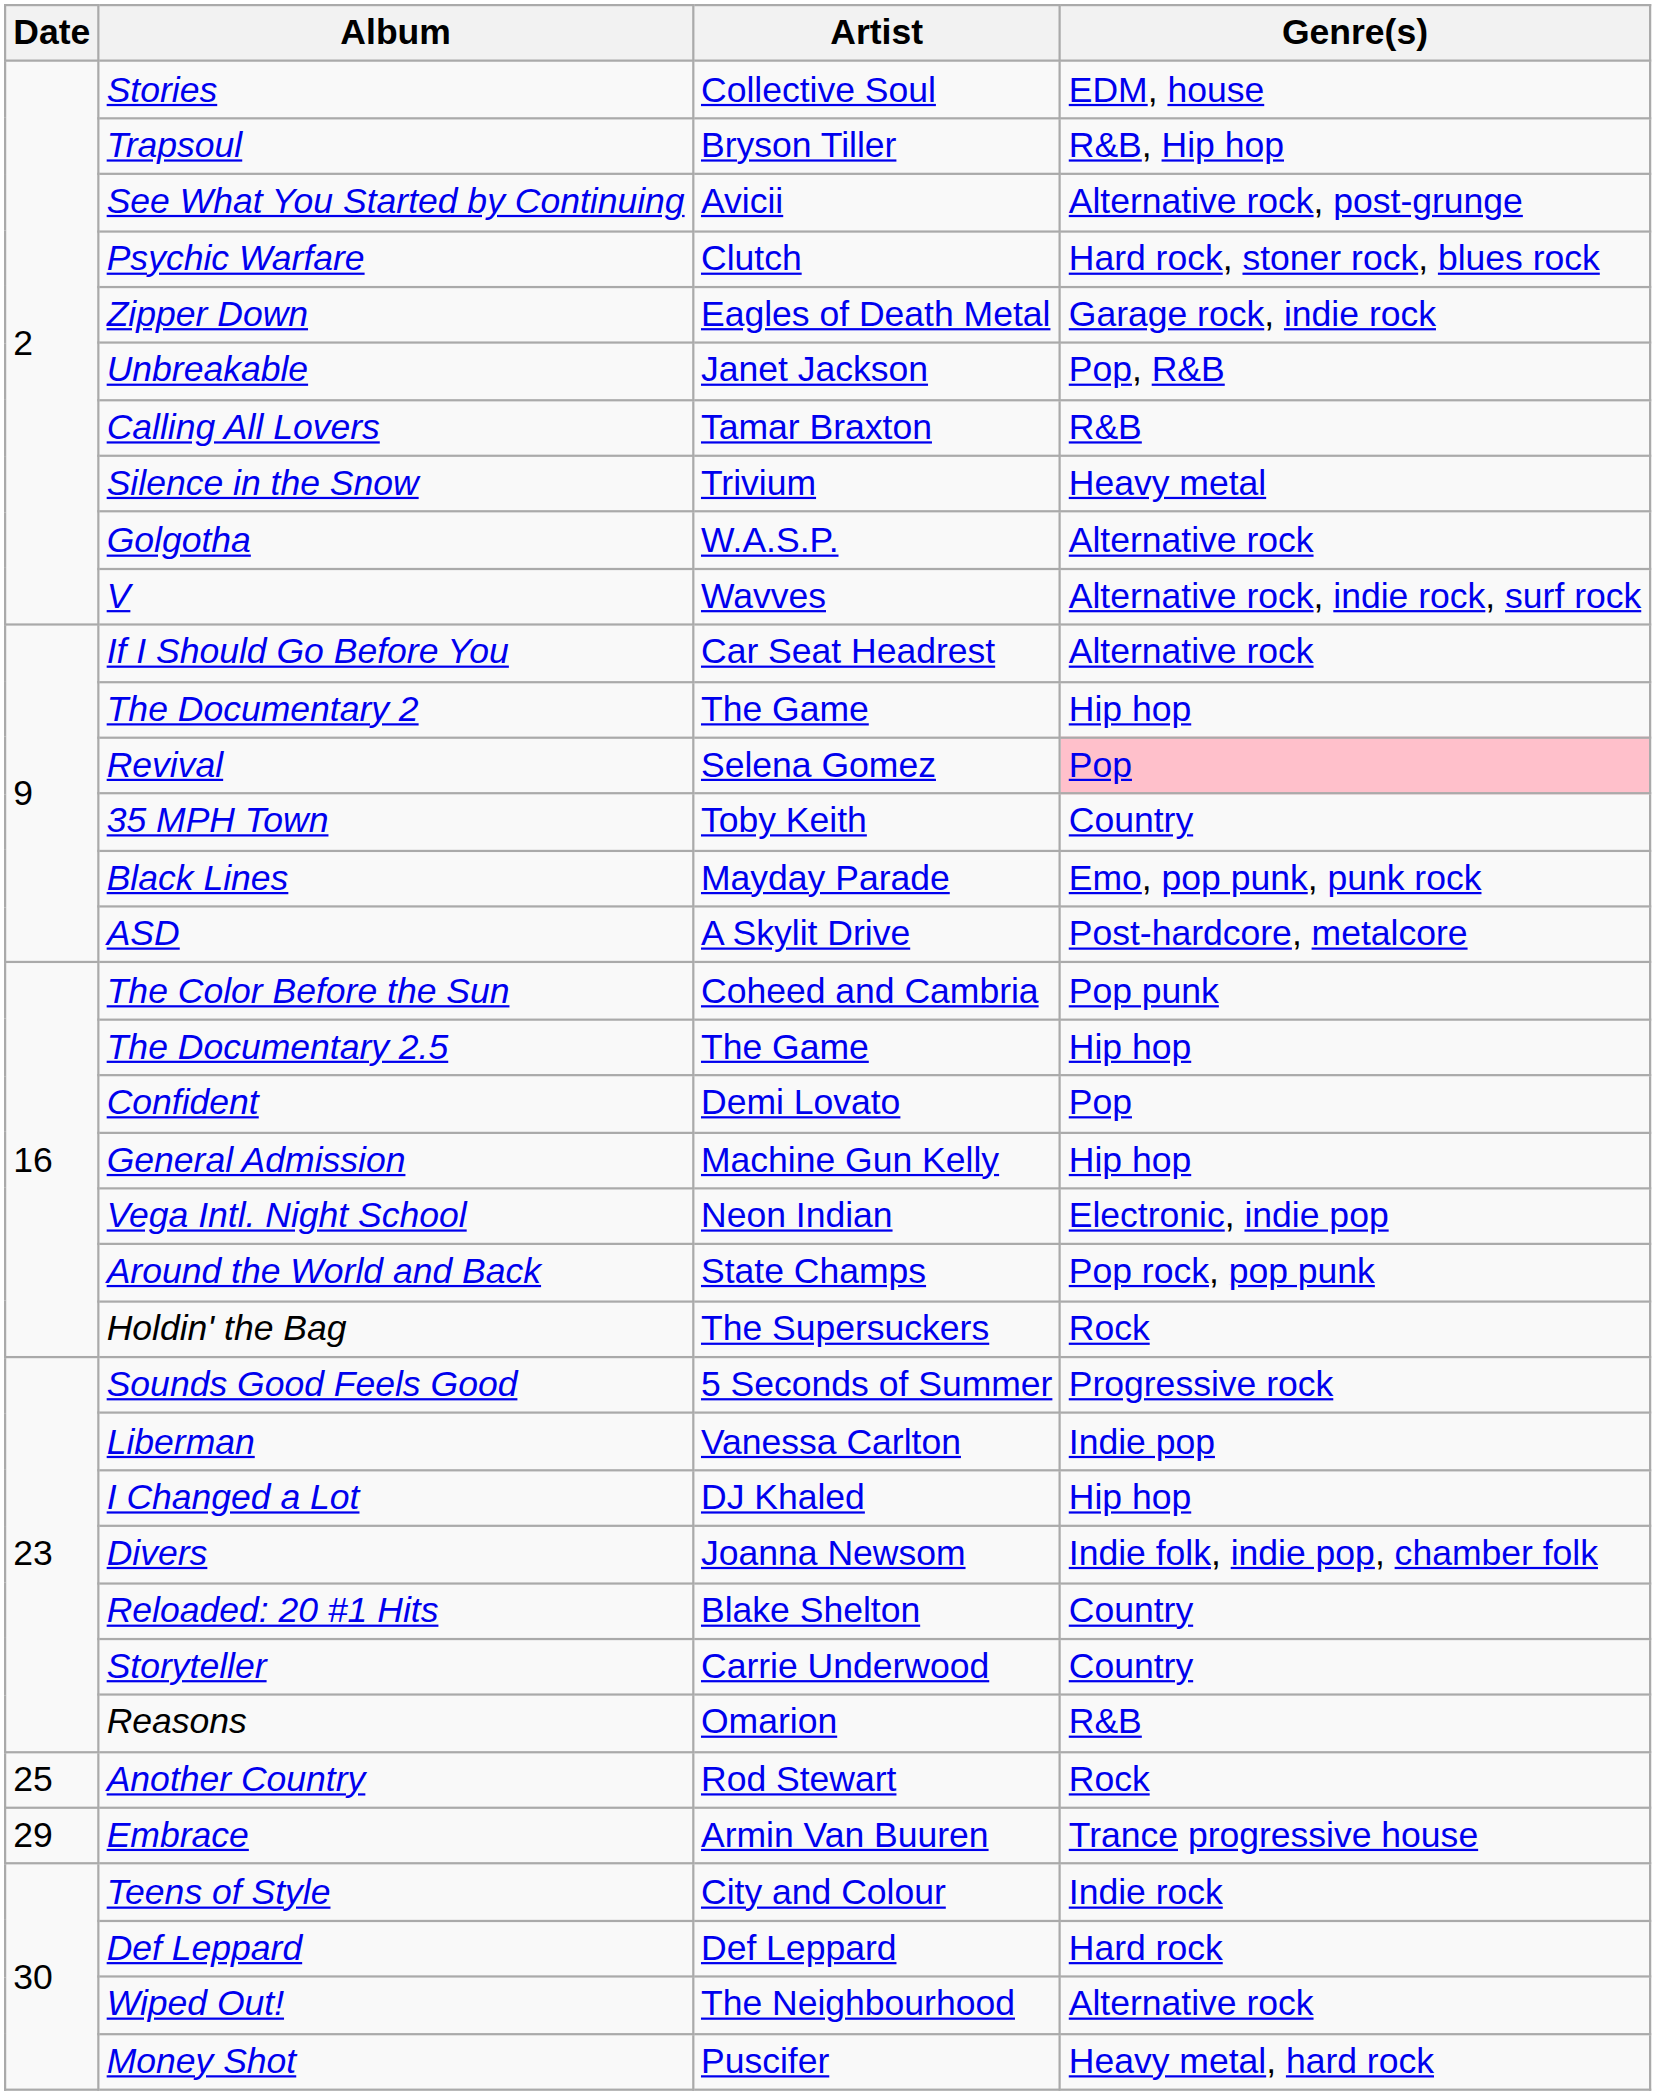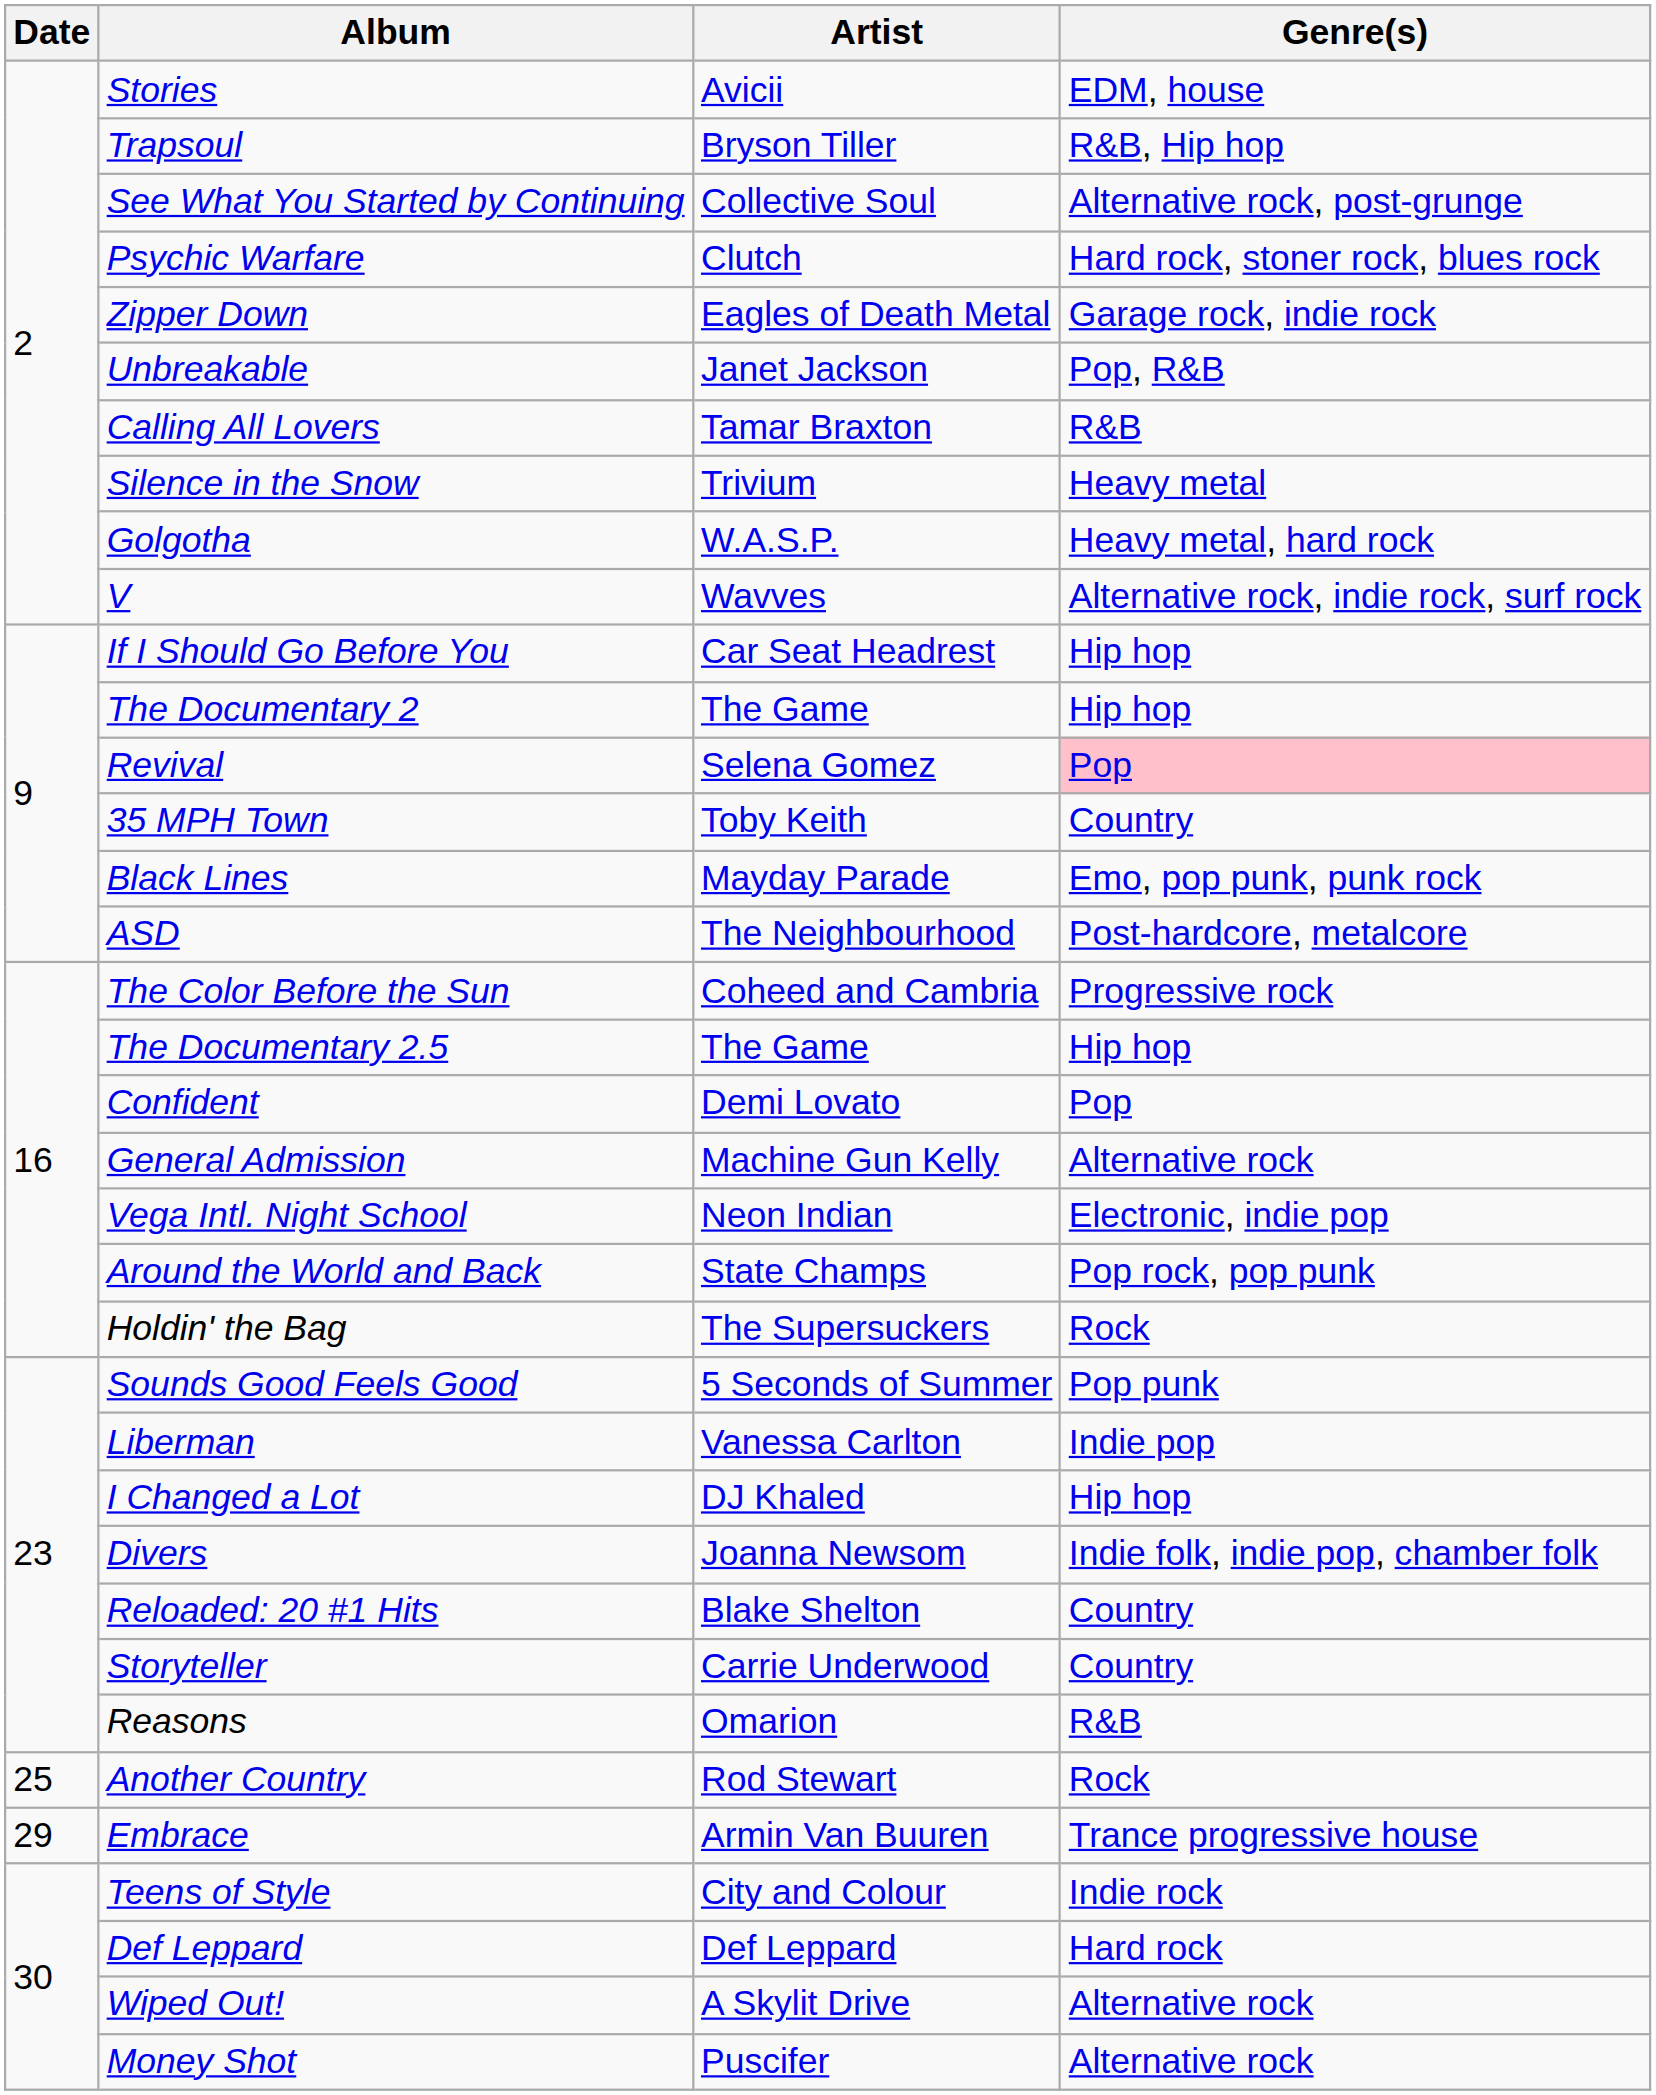(818, 88) Collective Soul -> (742, 88) Avicii
(742, 201) Avicii -> (818, 201) Collective Soul
(1191, 539) Alternative rock -> (1251, 539) Heavy metal, hard rock
(1191, 652) Alternative rock -> (1130, 652) Hip hop
(806, 933) A Skylit Drive -> (858, 933) The Neighbourhood
(1144, 990) Pop punk -> (1201, 990) Progressive rock
(1130, 1159) Hip hop -> (1191, 1159) Alternative rock
(1201, 1384) Progressive rock -> (1144, 1384) Pop punk
(858, 2004) The Neighbourhood -> (806, 2004) A Skylit Drive
(1251, 2060) Heavy metal, hard rock -> (1191, 2060) Alternative rock
